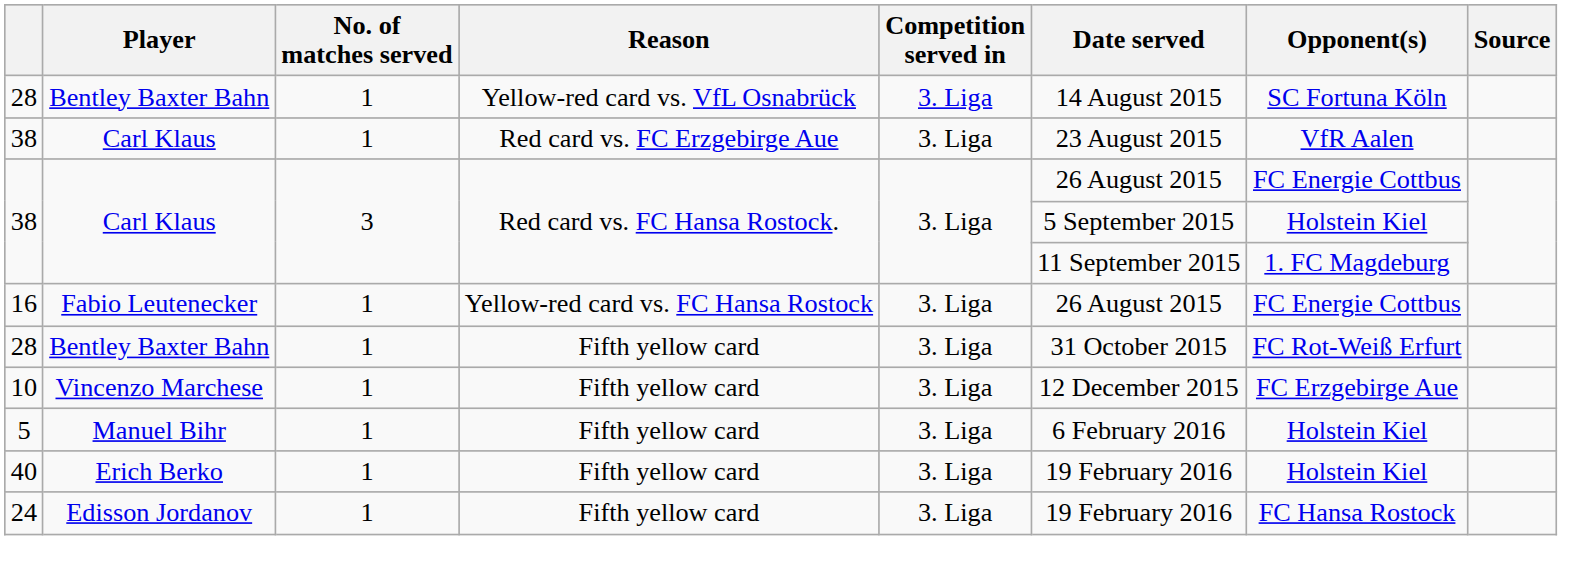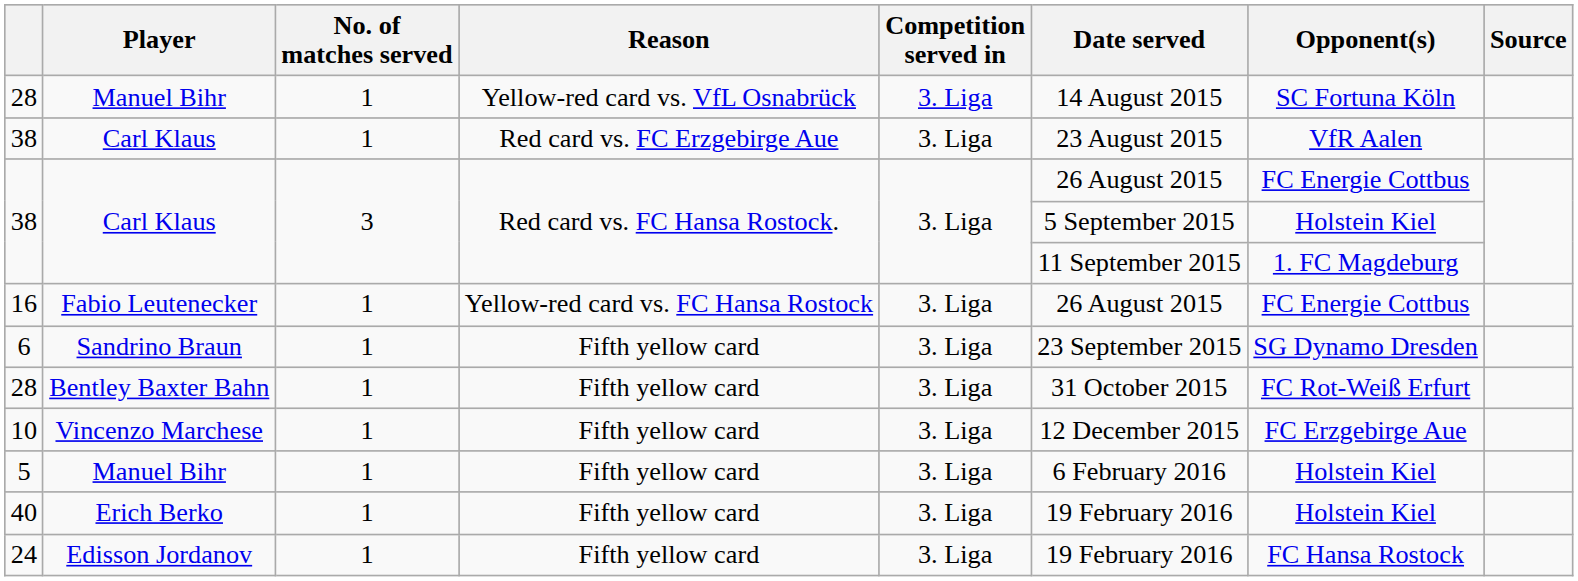(159, 96) Bentley Baxter Bahn -> (159, 96) Manuel Bihr
+ row: (24, 346)
